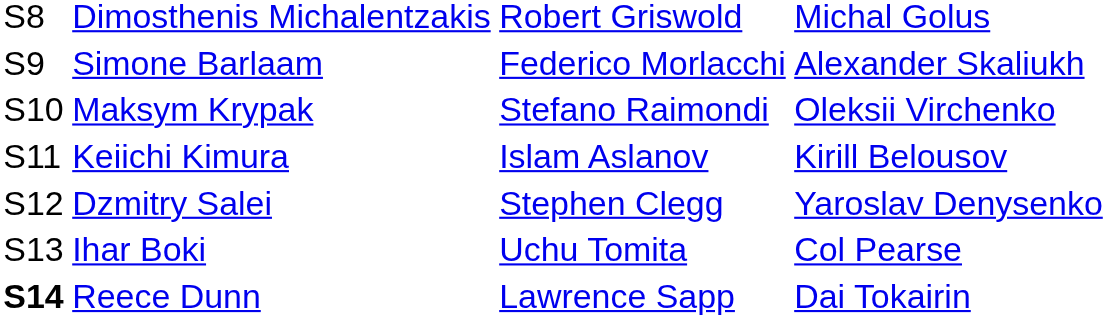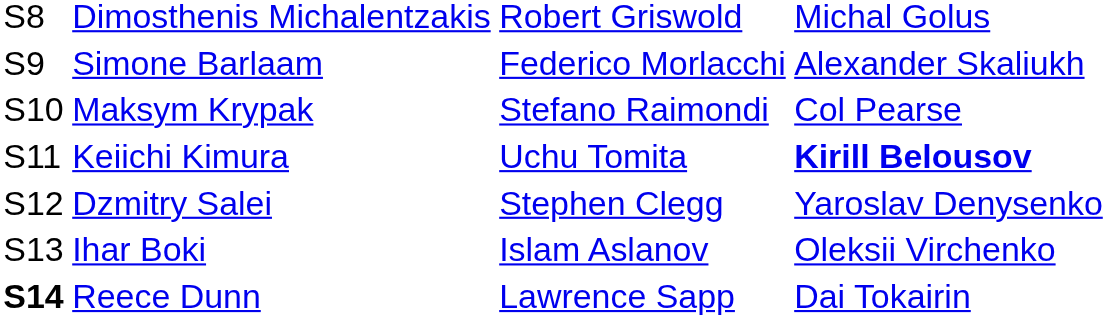(925, 110) Oleksii Virchenko -> (878, 110) Col Pearse
(604, 156) Islam Aslanov -> (593, 156) Uchu Tomita
(901, 156) normal -> (913, 156) bold
(593, 250) Uchu Tomita -> (604, 250) Islam Aslanov
(878, 250) Col Pearse -> (925, 250) Oleksii Virchenko
